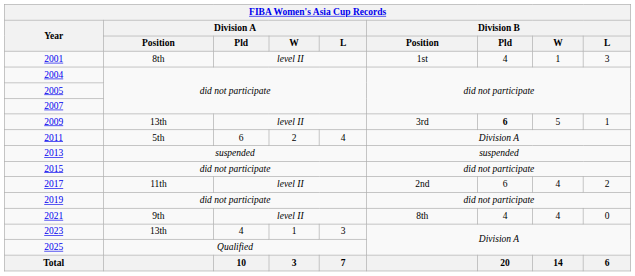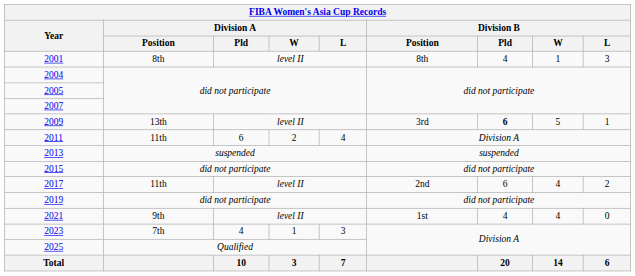(422, 59) 1st -> (422, 59) 8th
(158, 138) 5th -> (158, 138) 11th
(422, 216) 8th -> (422, 216) 1st
(158, 232) 13th -> (158, 232) 7th
